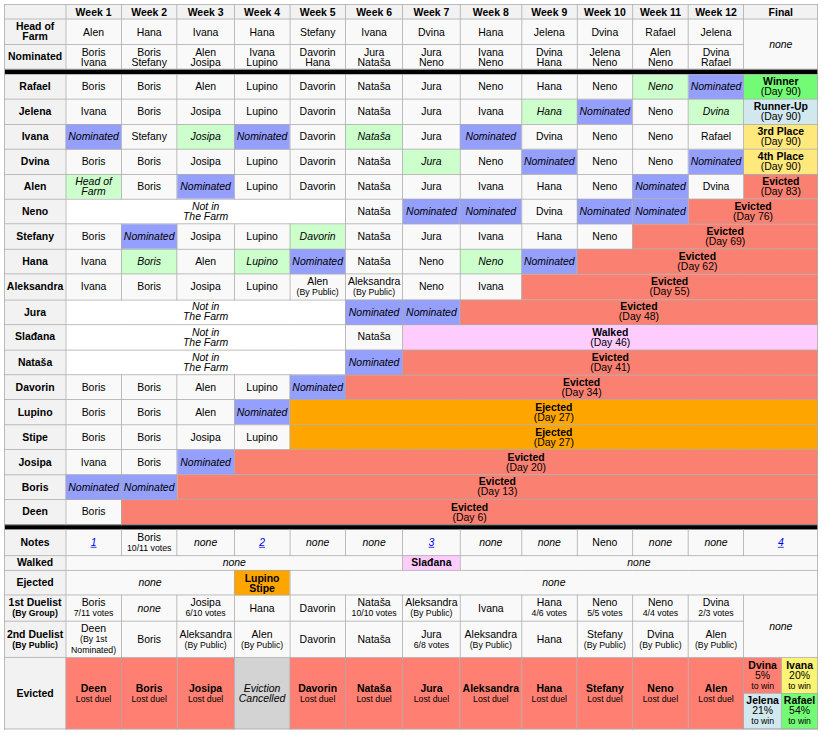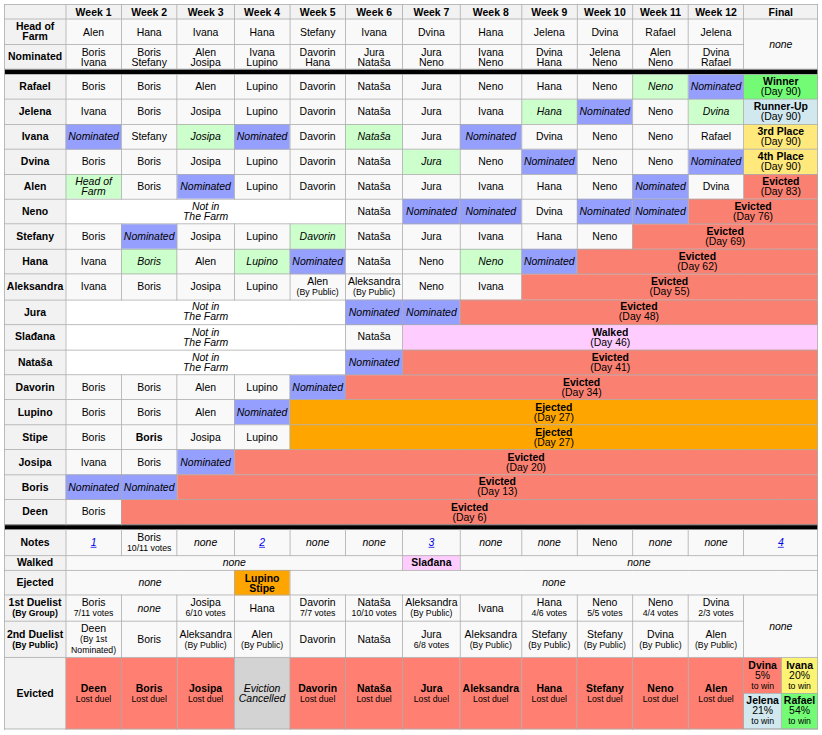(149, 437) normal -> (149, 437) bold
(318, 608) Davorin -> (318, 607) Davorin 7/7 votes
(549, 639) Hana -> (549, 638) Stefany (By Public)
